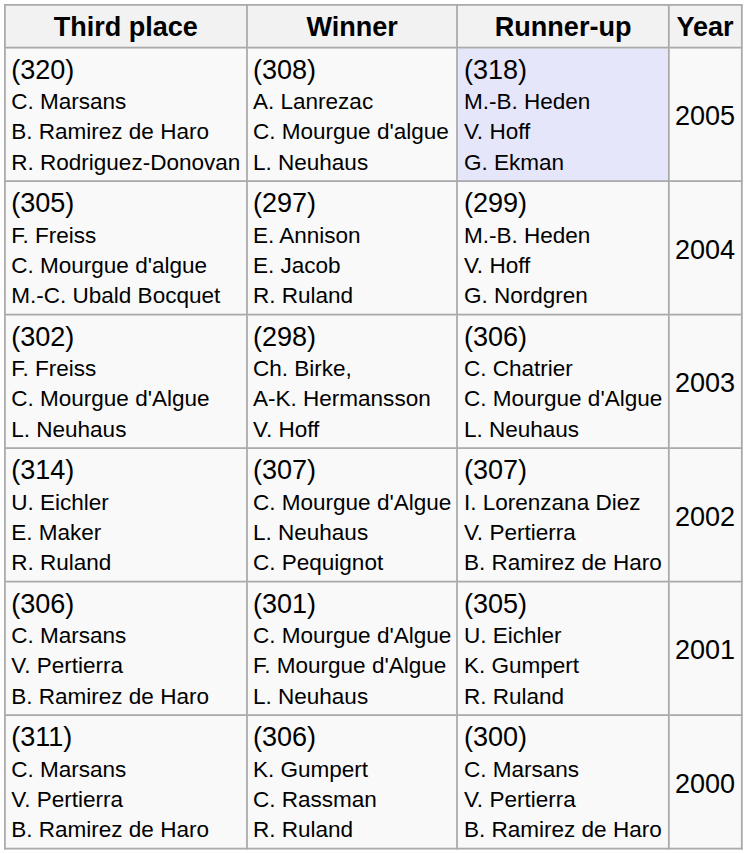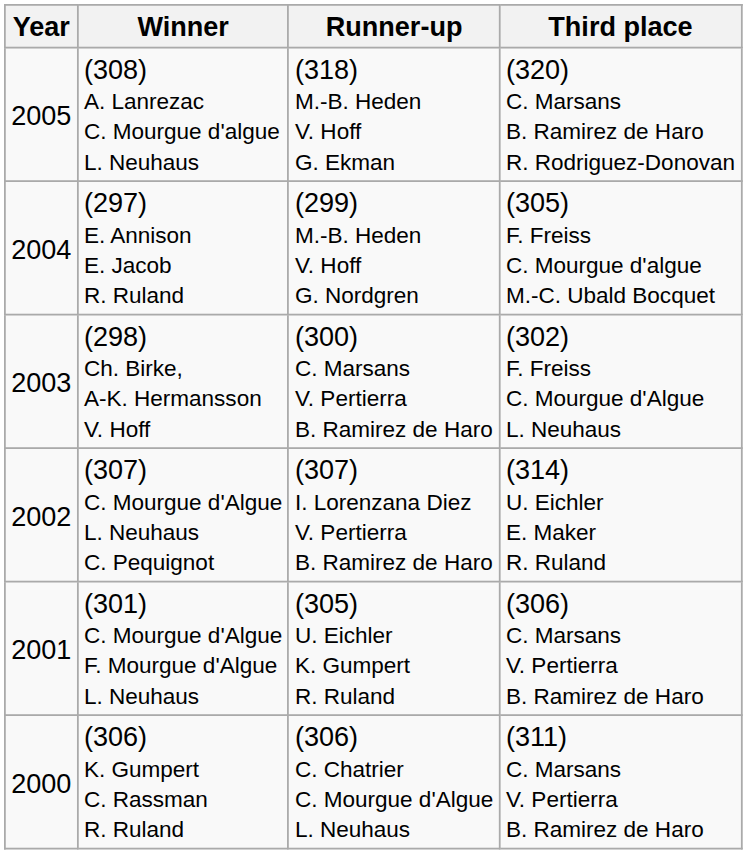columns swapped: (705, 26) <-> (126, 26)
(527, 115) lavender background -> (358, 115) no background
(563, 382) (306) C. Chatrier C. Mourgue d'Algue L. Neuhaus -> (394, 382) (300) C. Marsans V. Pertierra B. Ramirez de Haro
(563, 783) (300) C. Marsans V. Pertierra B. Ramirez de Haro -> (394, 783) (306) C. Chatrier C. Mourgue d'Algue L. Neuhaus
